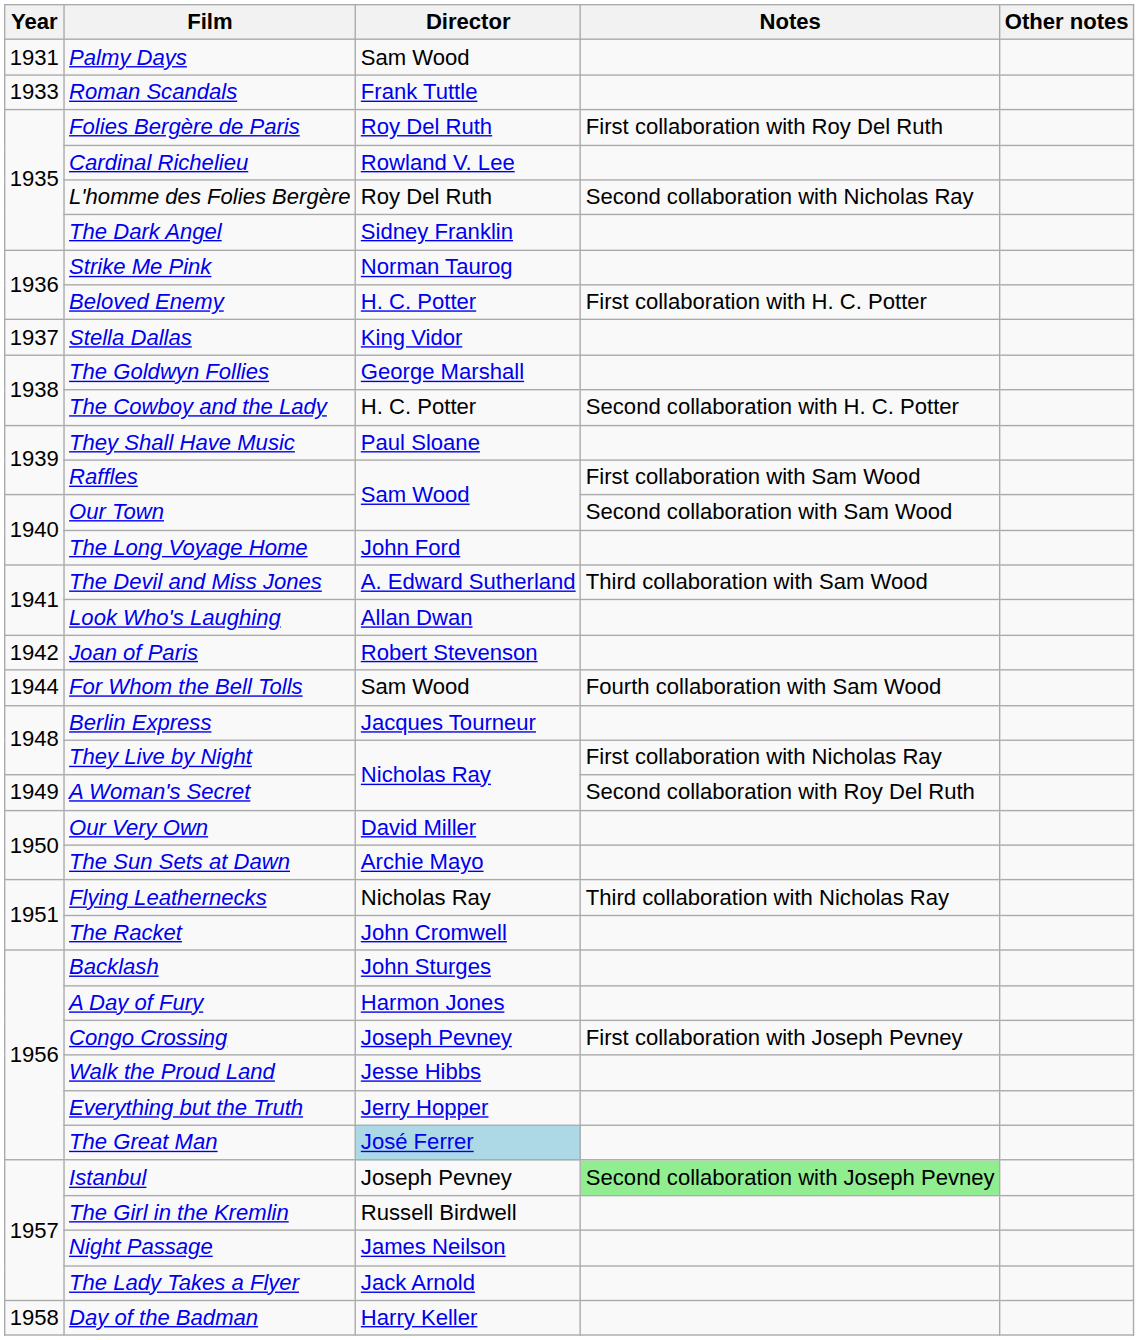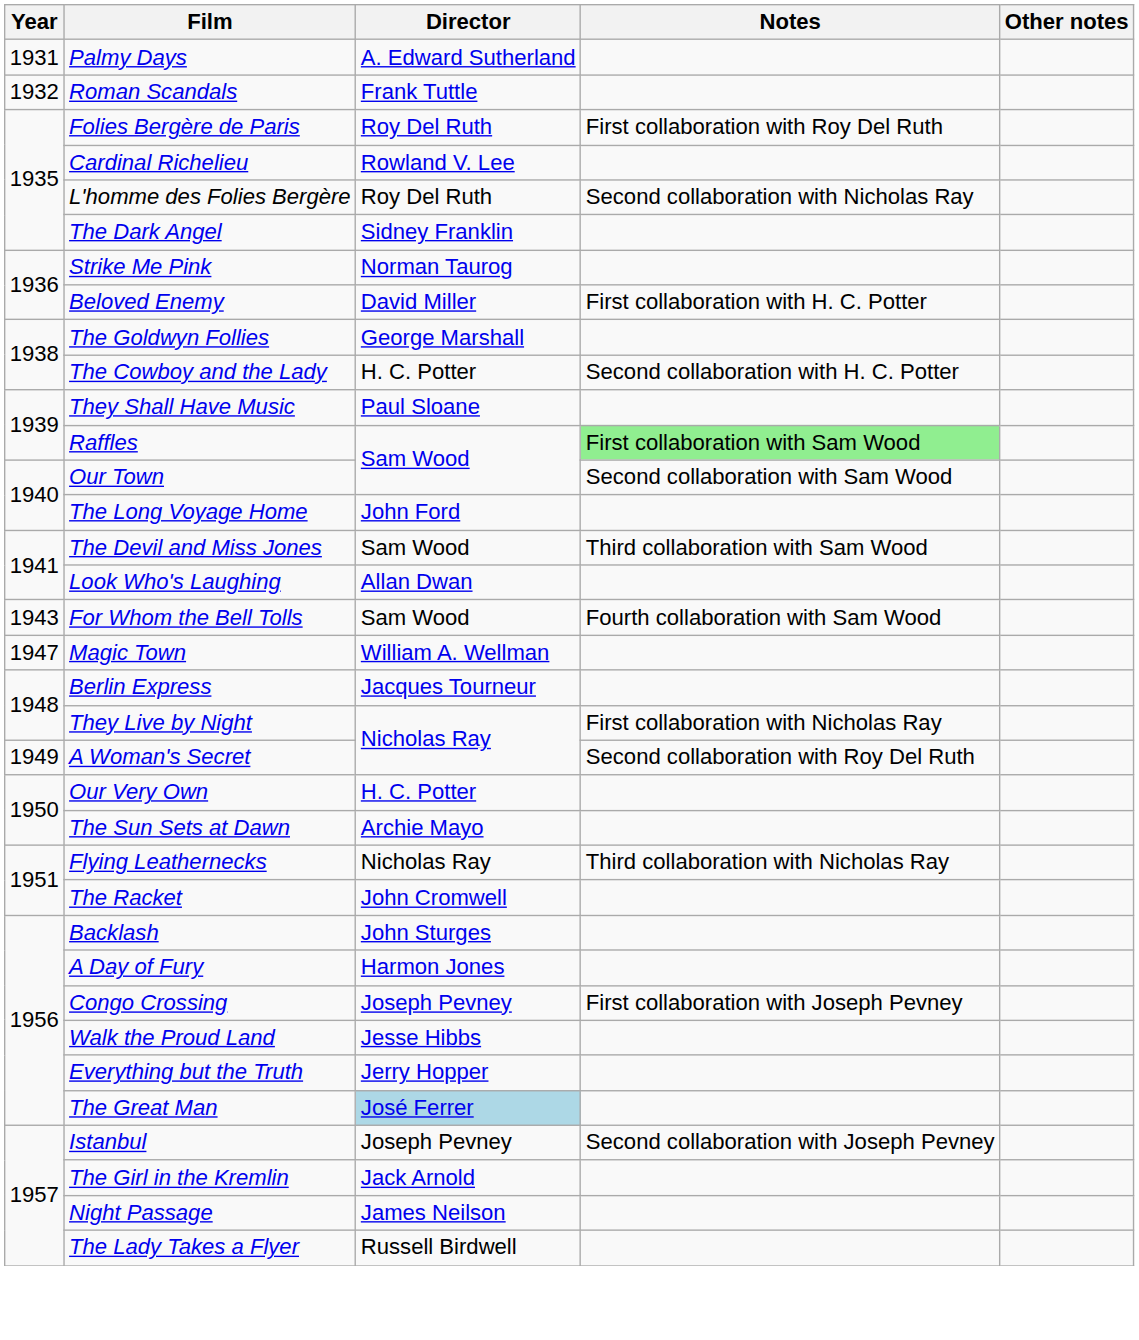(415, 57) Sam Wood -> (468, 57) A. Edward Sutherland
(34, 92) 1933 -> (34, 92) 1932
(419, 302) H. C. Potter -> (419, 302) David Miller
- row: (130, 337)
(753, 477) no background -> (753, 442) lightgreen background
(468, 582) A. Edward Sutherland -> (415, 547) Sam Wood
- row: (134, 652)
(34, 687) 1944 -> (34, 617) 1943
+ row: (128, 652)
(419, 827) David Miller -> (419, 792) H. C. Potter
(790, 1177) lightgreen background -> (790, 1142) no background
(439, 1212) Russell Birdwell -> (418, 1177) Jack Arnold
(418, 1282) Jack Arnold -> (439, 1247) Russell Birdwell
- row: (164, 1317)
